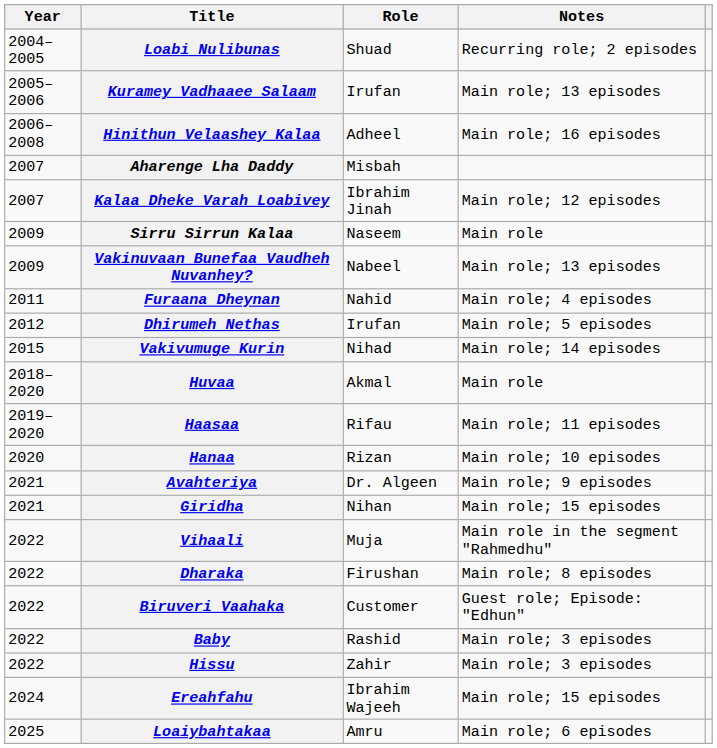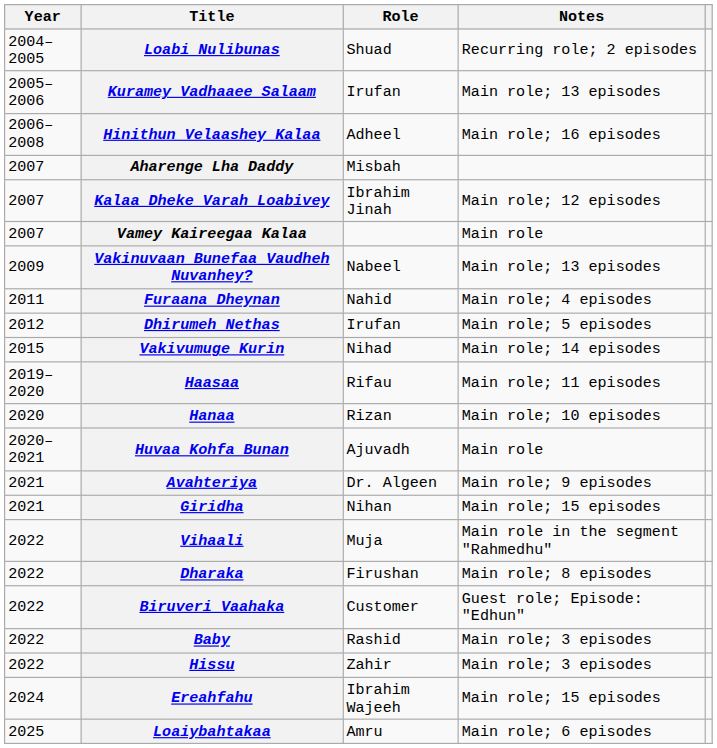+ row: (212, 234)
- row: (212, 234)
- row: (212, 383)
+ row: (212, 449)
